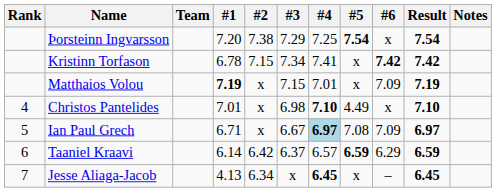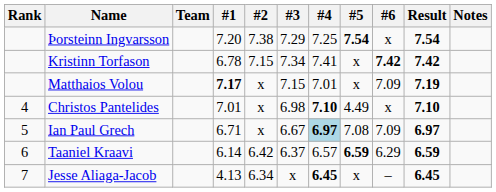(229, 84) 7.19 -> (229, 84) 7.17
